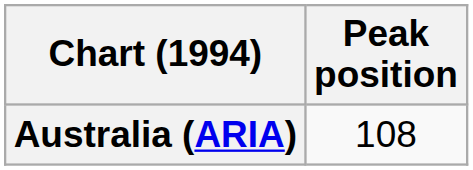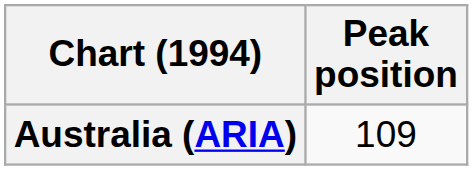(386, 134) 108 -> (386, 134) 109
